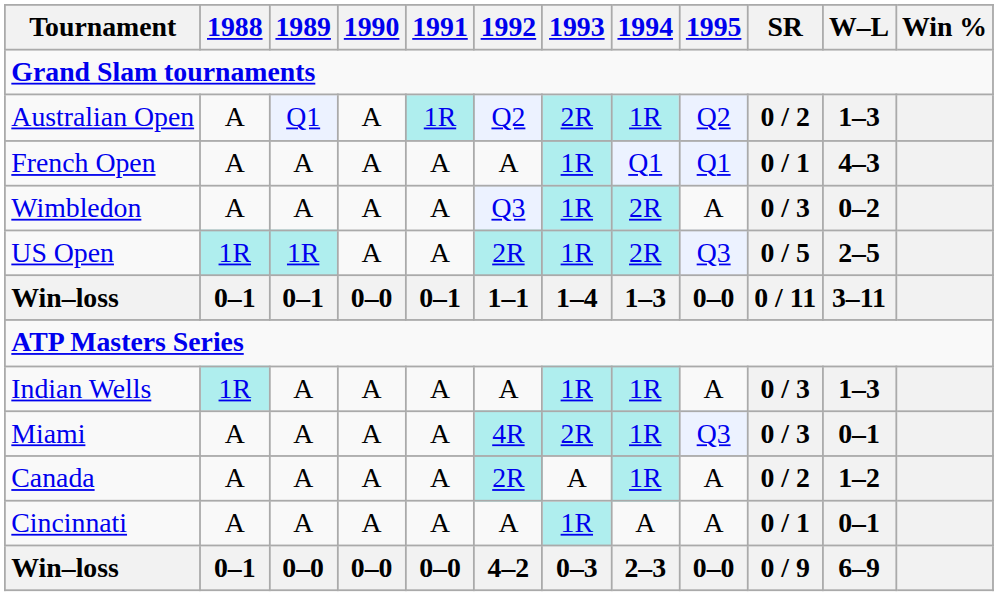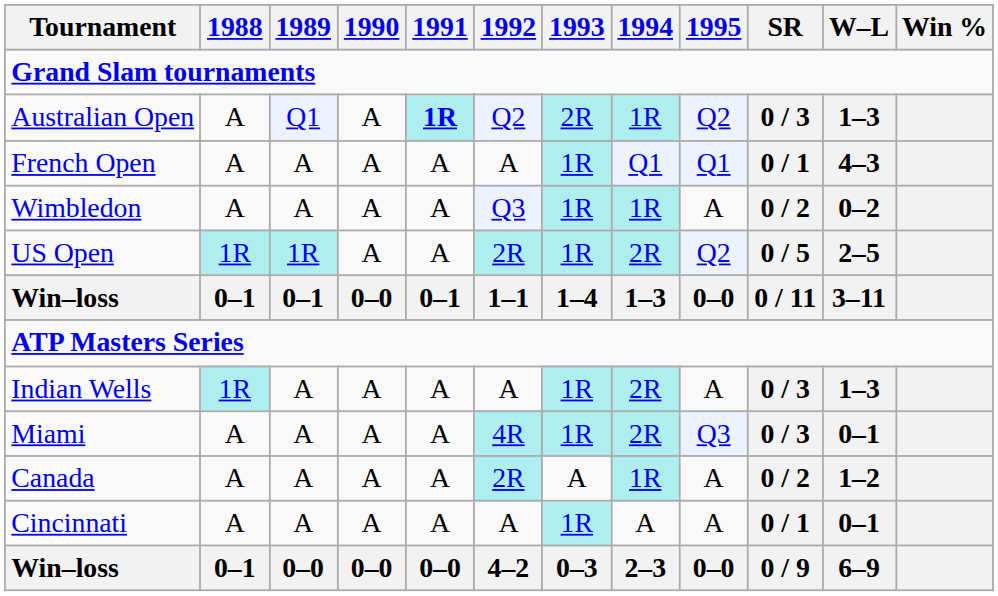(440, 116) normal -> (440, 116) bold
(785, 116) 0 / 2 -> (785, 116) 0 / 3
(645, 206) 2R -> (645, 206) 1R
(785, 206) 0 / 3 -> (785, 206) 0 / 2
(714, 251) Q3 -> (714, 251) Q2
(645, 387) 1R -> (645, 387) 2R
(577, 432) 2R -> (577, 432) 1R
(645, 432) 1R -> (645, 432) 2R
